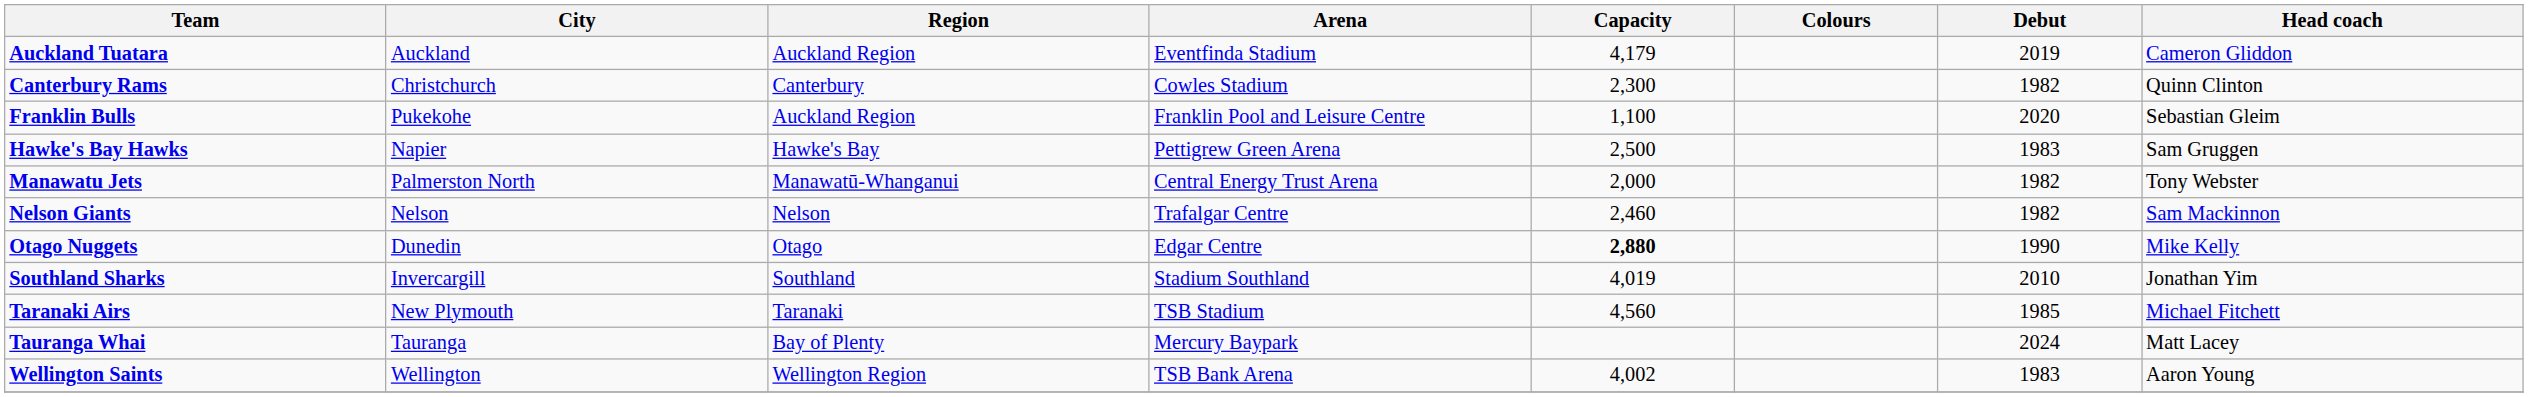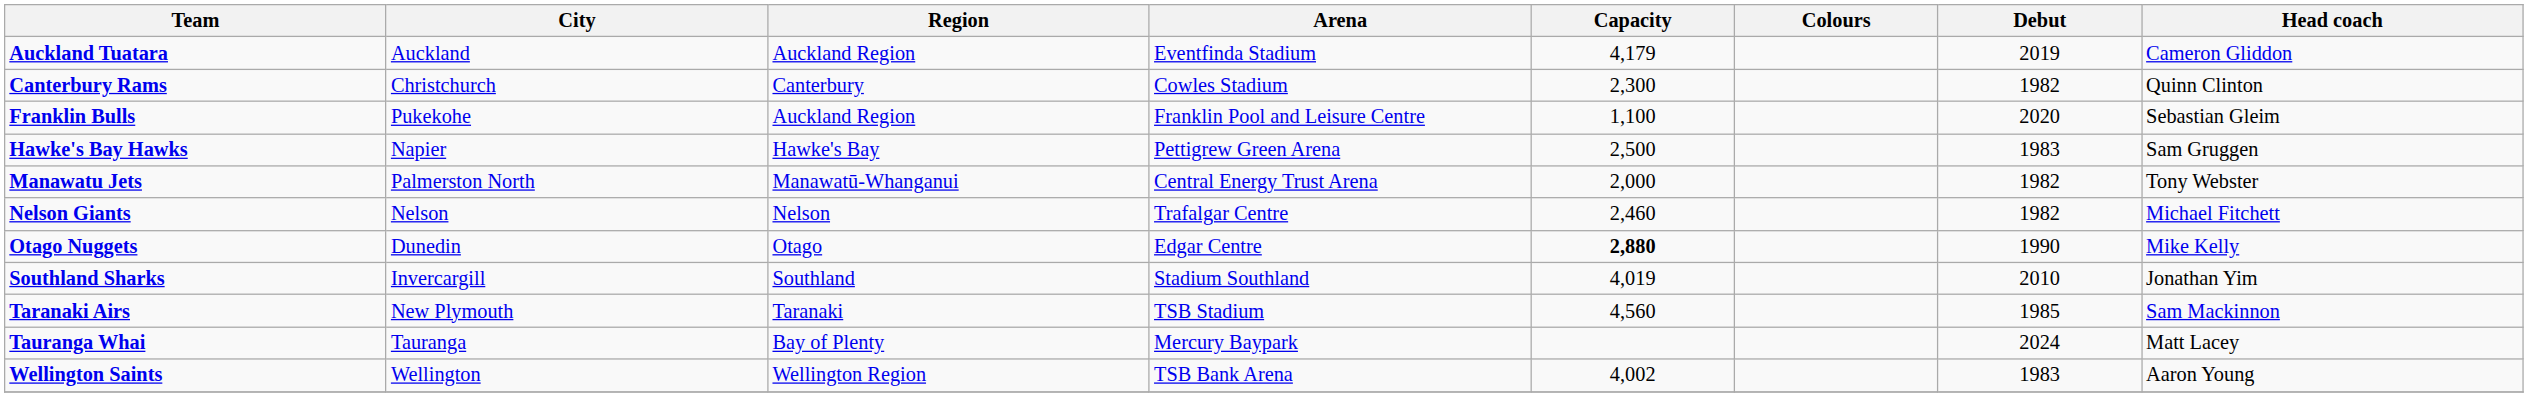(2213, 213) Sam Mackinnon -> (2213, 213) Michael Fitchett
(2213, 310) Michael Fitchett -> (2213, 310) Sam Mackinnon
